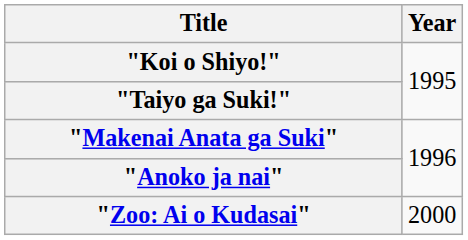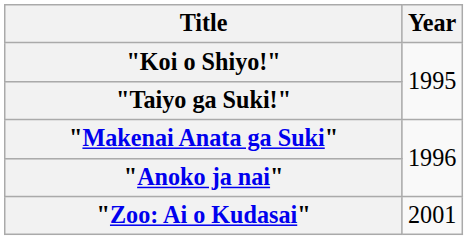(432, 215) 2000 -> (432, 215) 2001
